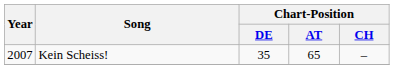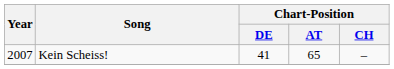(264, 54) 35 -> (264, 54) 41
